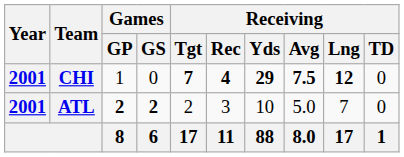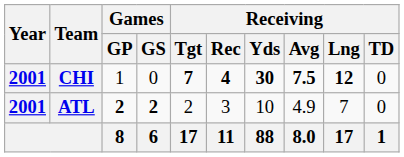(265, 78) 29 -> (265, 78) 30
(304, 107) 5.0 -> (304, 107) 4.9
